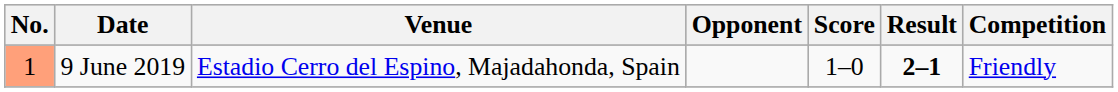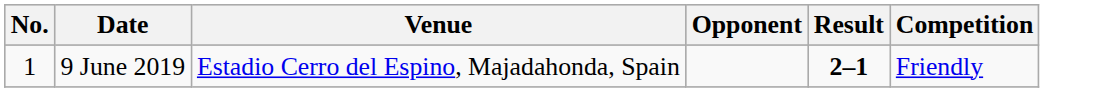- column: (844, 24)
(30, 65) lightsalmon background -> (30, 65) no background
